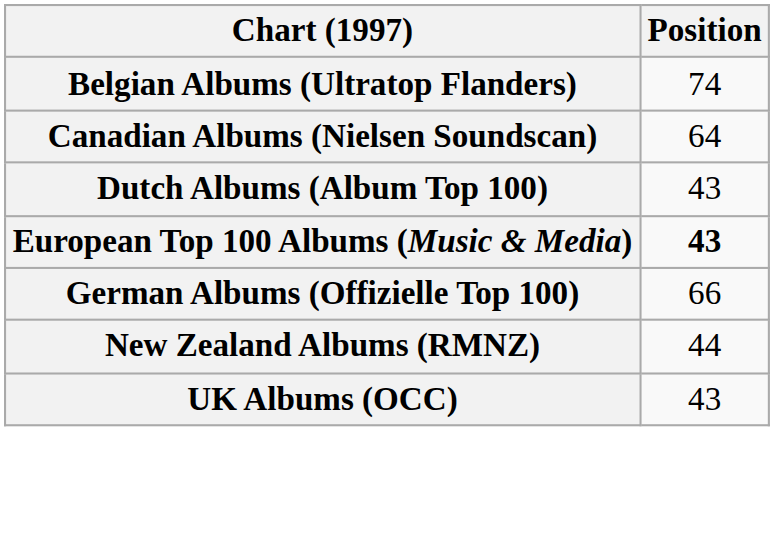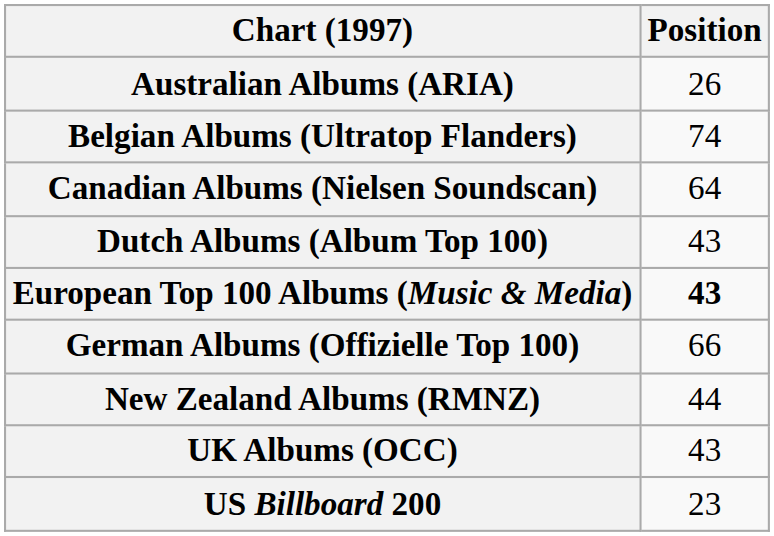+ row: (322, 83)
+ row: (322, 503)
